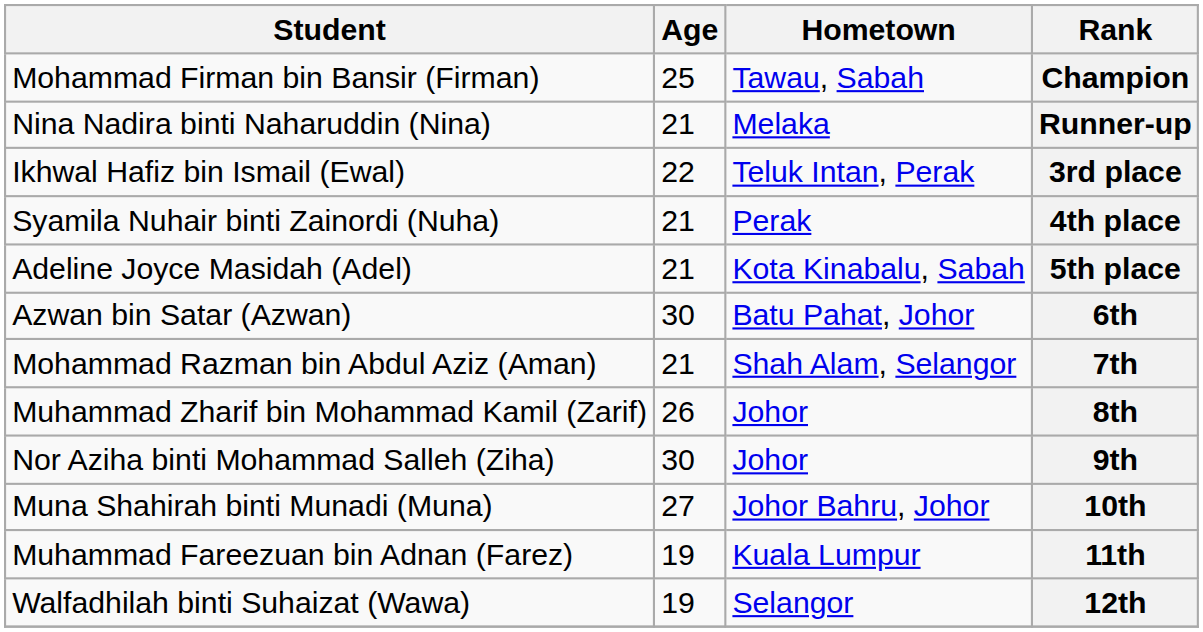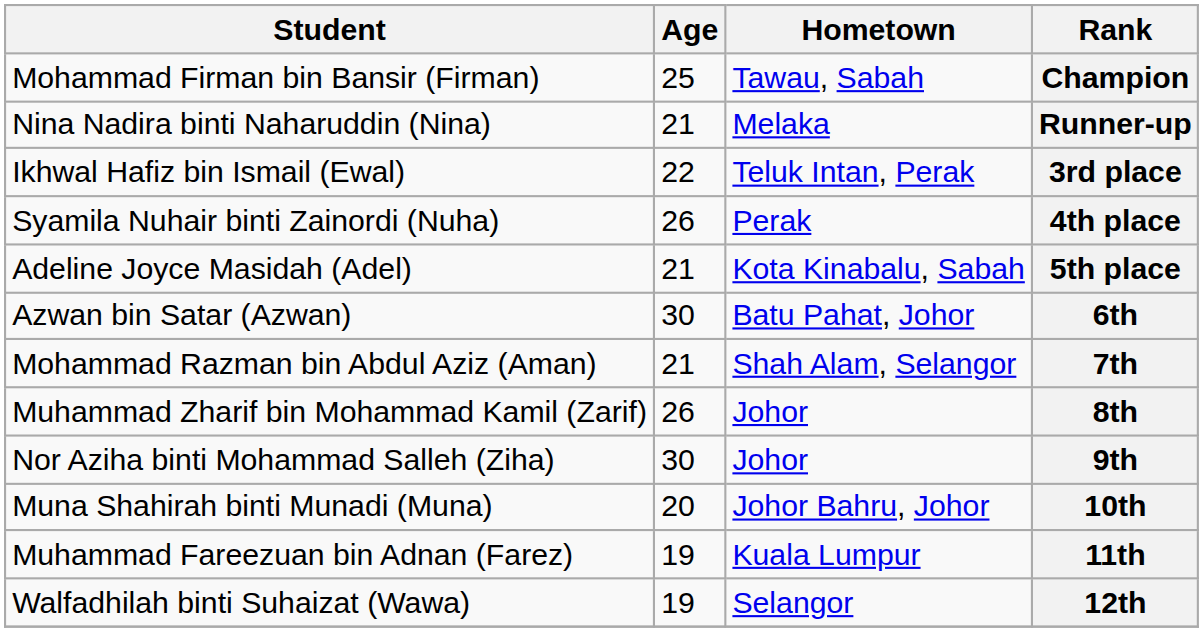(678, 220) 21 -> (678, 220) 26
(678, 507) 27 -> (678, 507) 20
